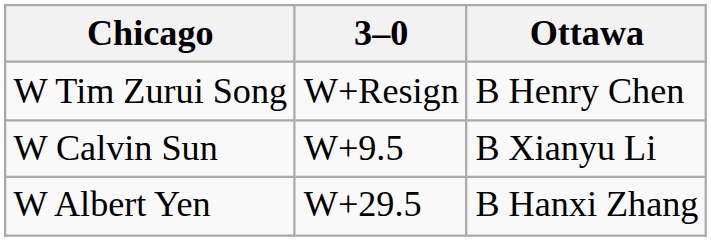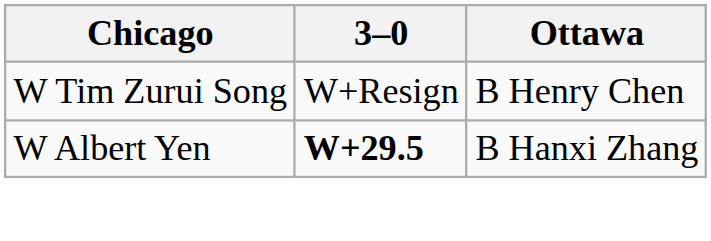- row: (116, 147)
(363, 205) normal -> (364, 147) bold
